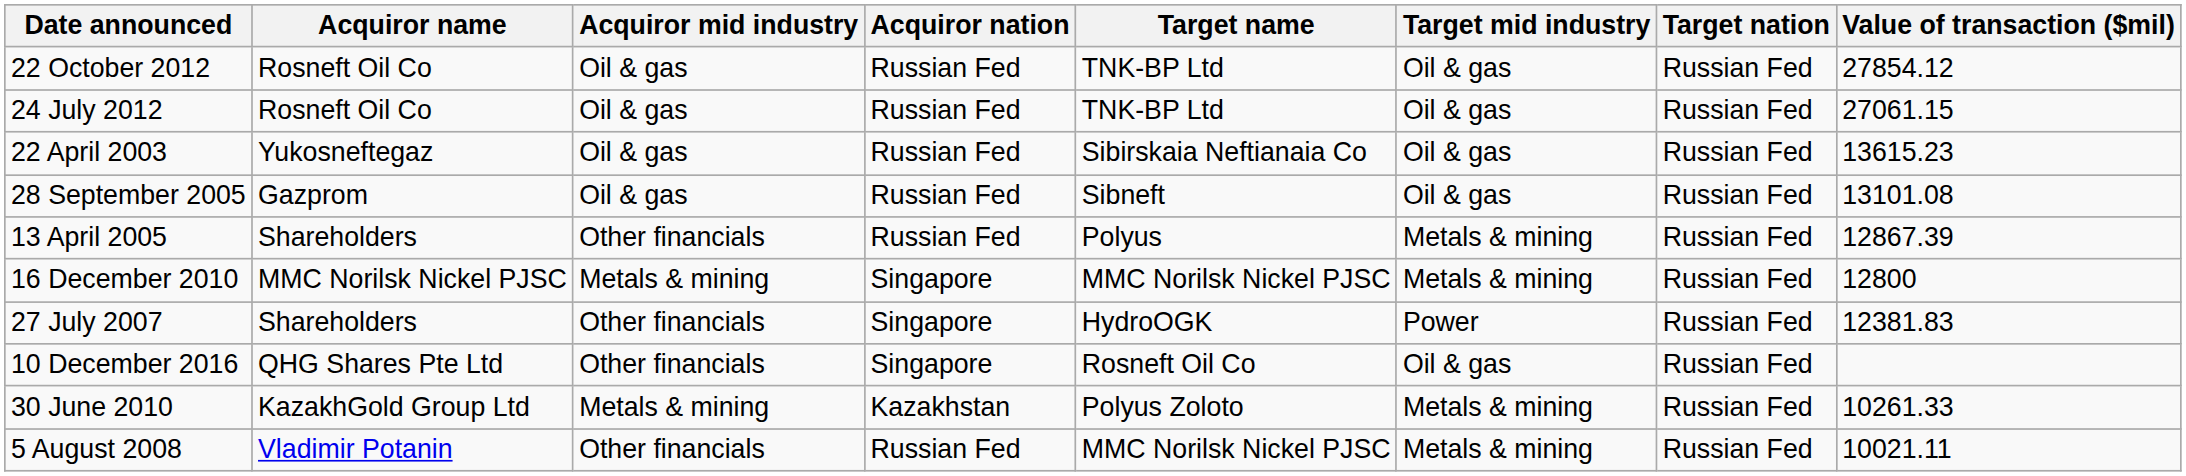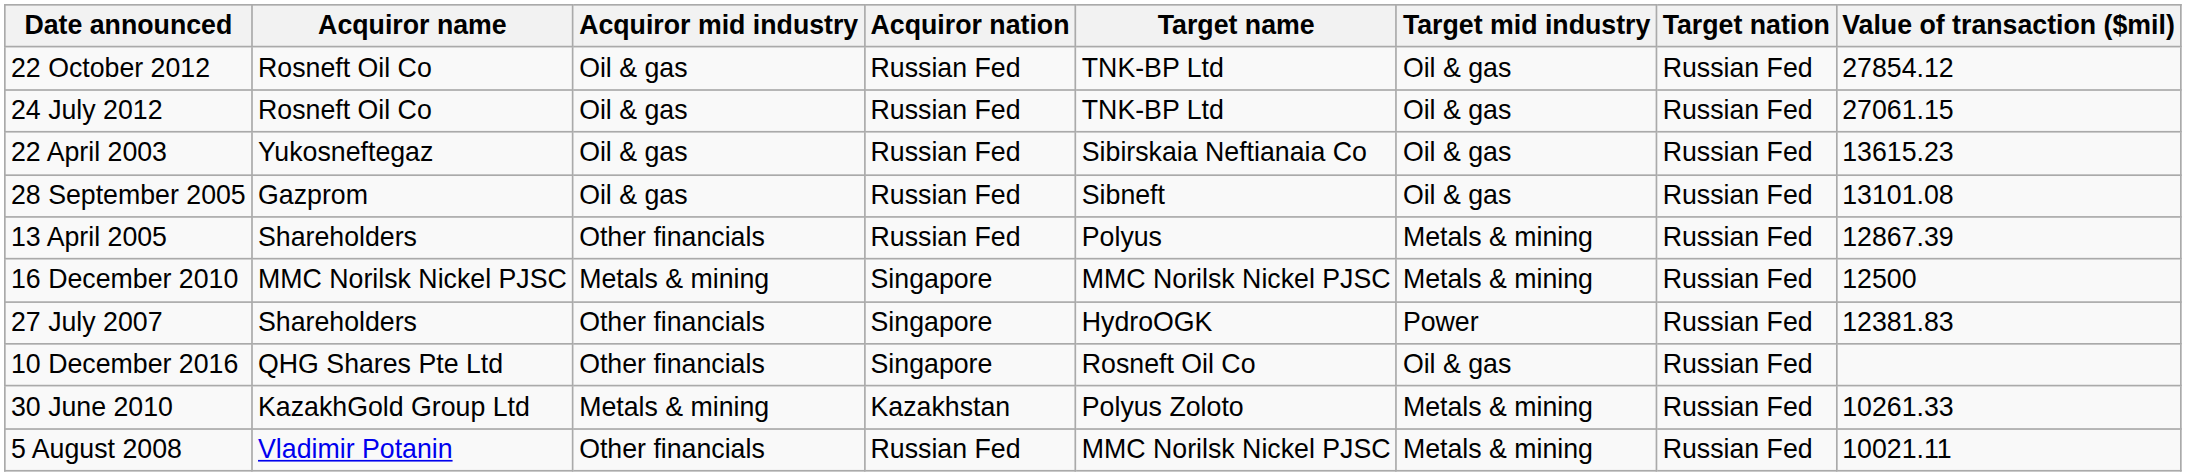(1879, 279) 12800 -> (1879, 279) 12500
